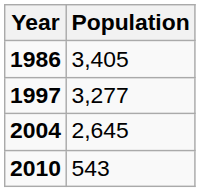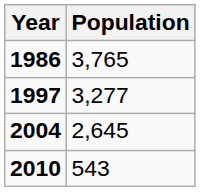(100, 58) 3,405 -> (100, 58) 3,765
